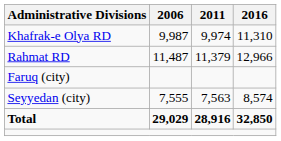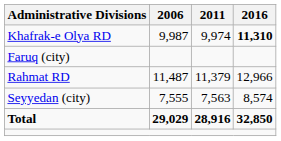(255, 35) normal -> (255, 35) bold
rows swapped: (39, 56) <-> (39, 77)
